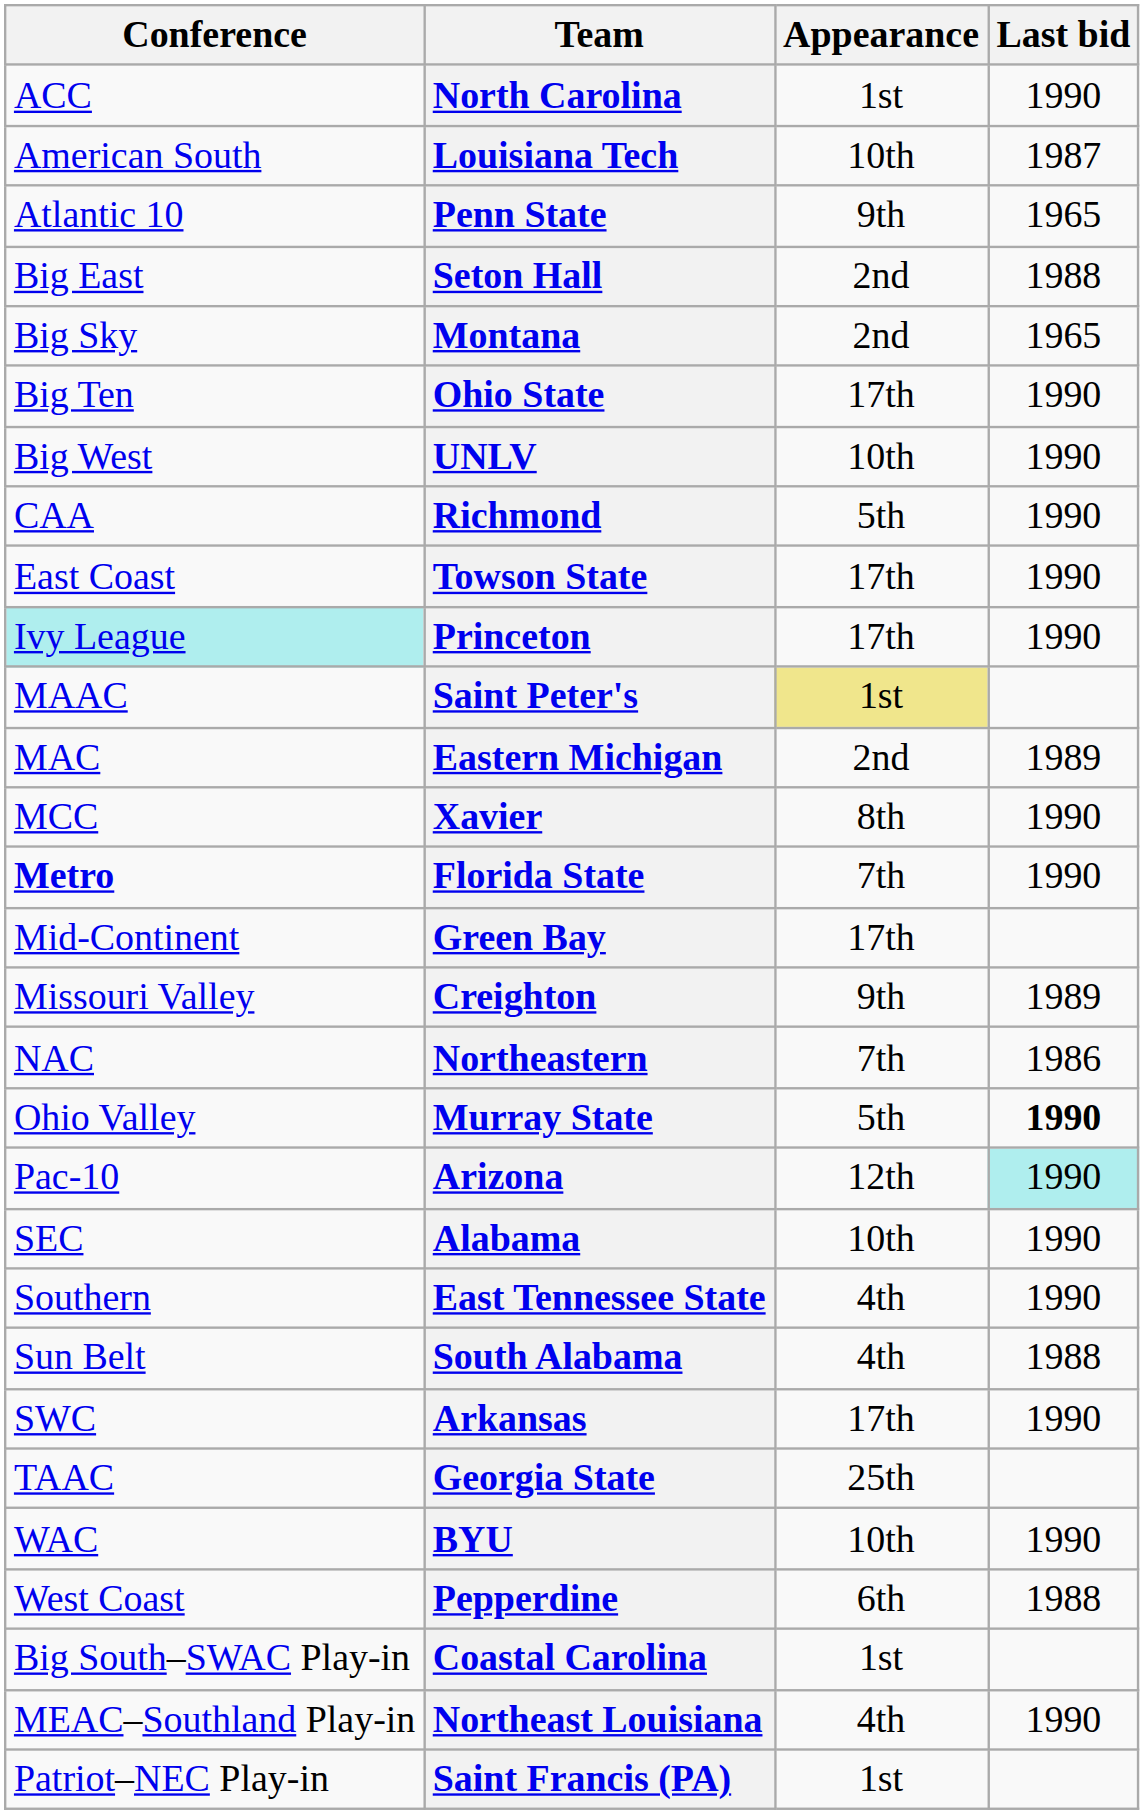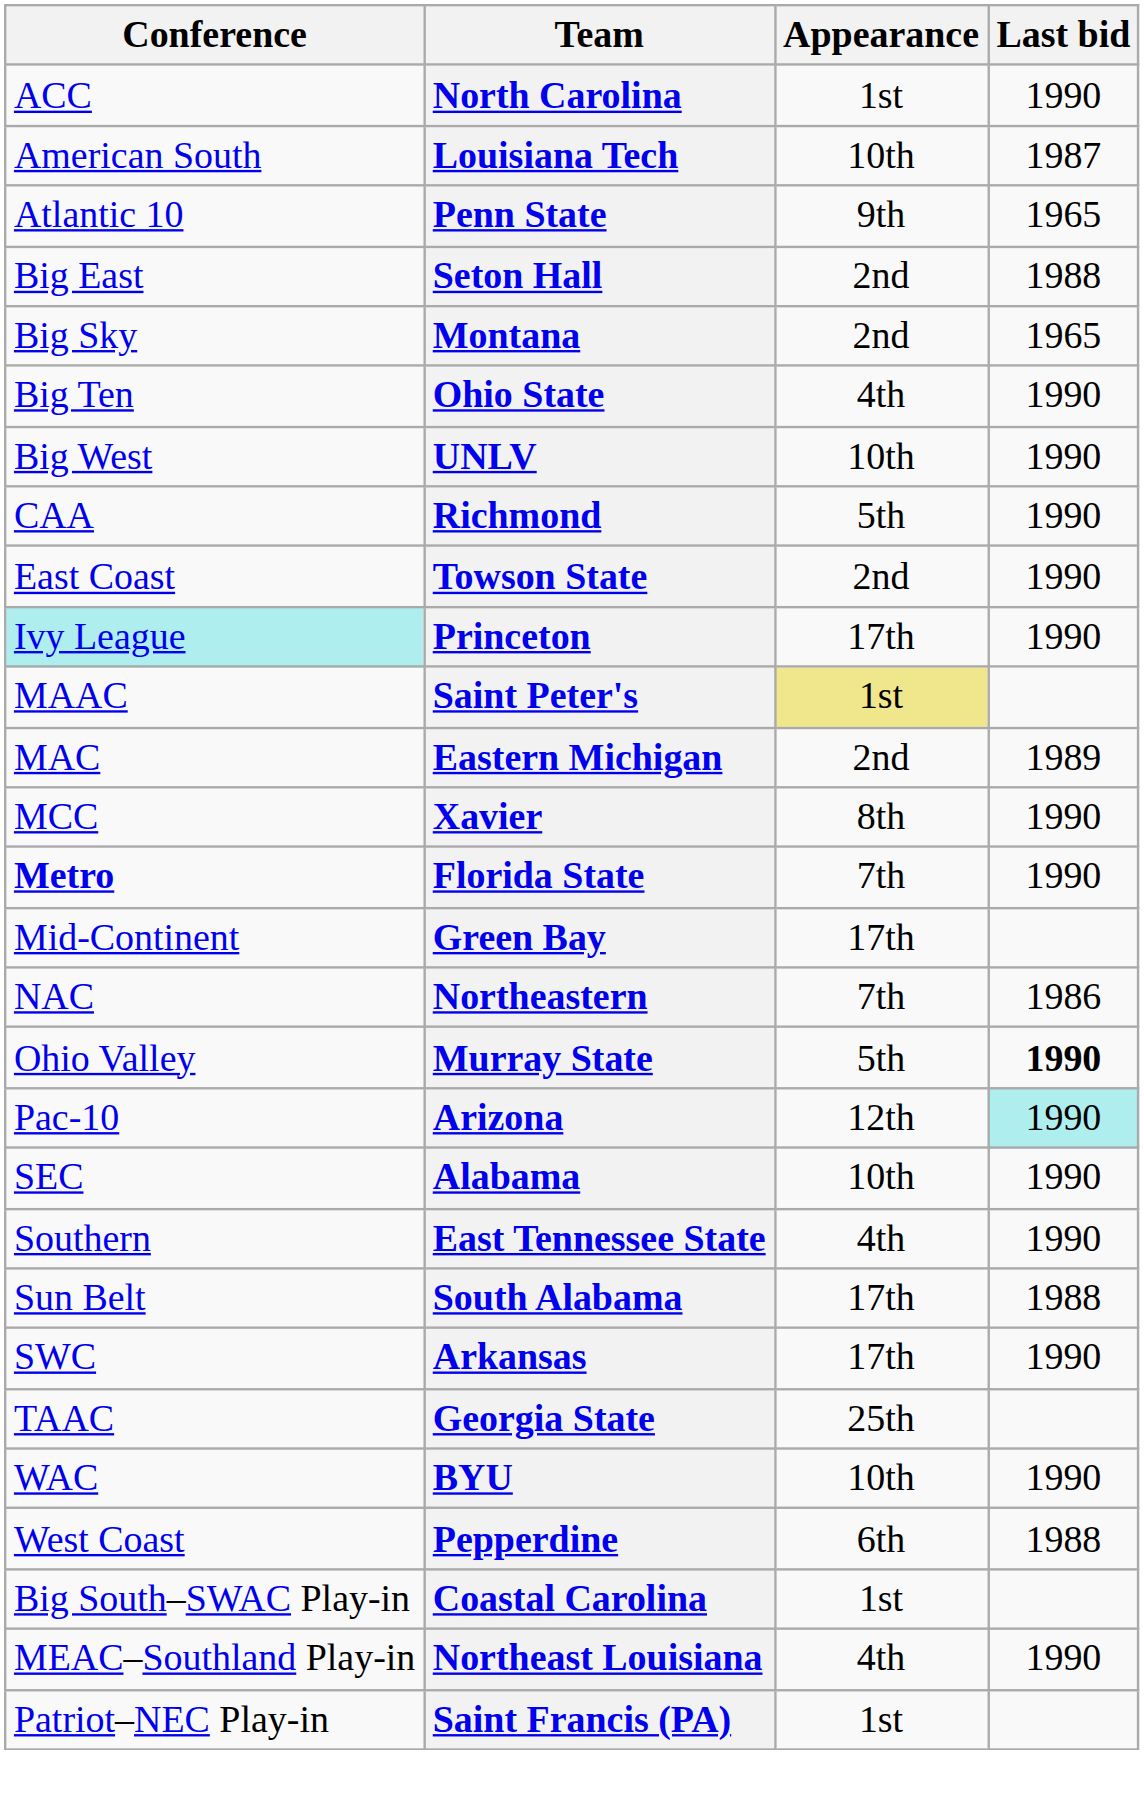(881, 395) 17th -> (881, 395) 4th
(881, 575) 17th -> (881, 575) 2nd
- row: (515, 996)
(881, 1357) 4th -> (881, 1297) 17th
